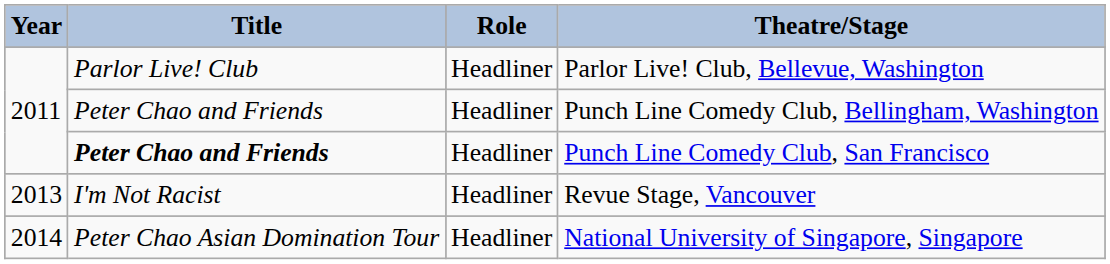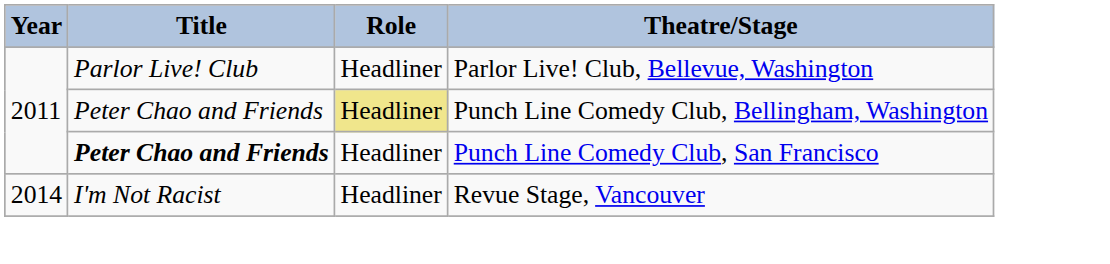(502, 110) no background -> (391, 110) khaki background
(36, 195) 2013 -> (36, 195) 2014
- row: (793, 237)
